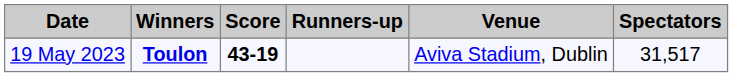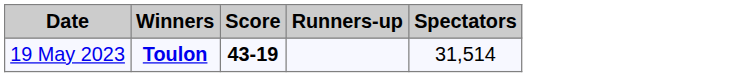- column: (511, 21)
(670, 54) 31,517 -> (465, 54) 31,514
